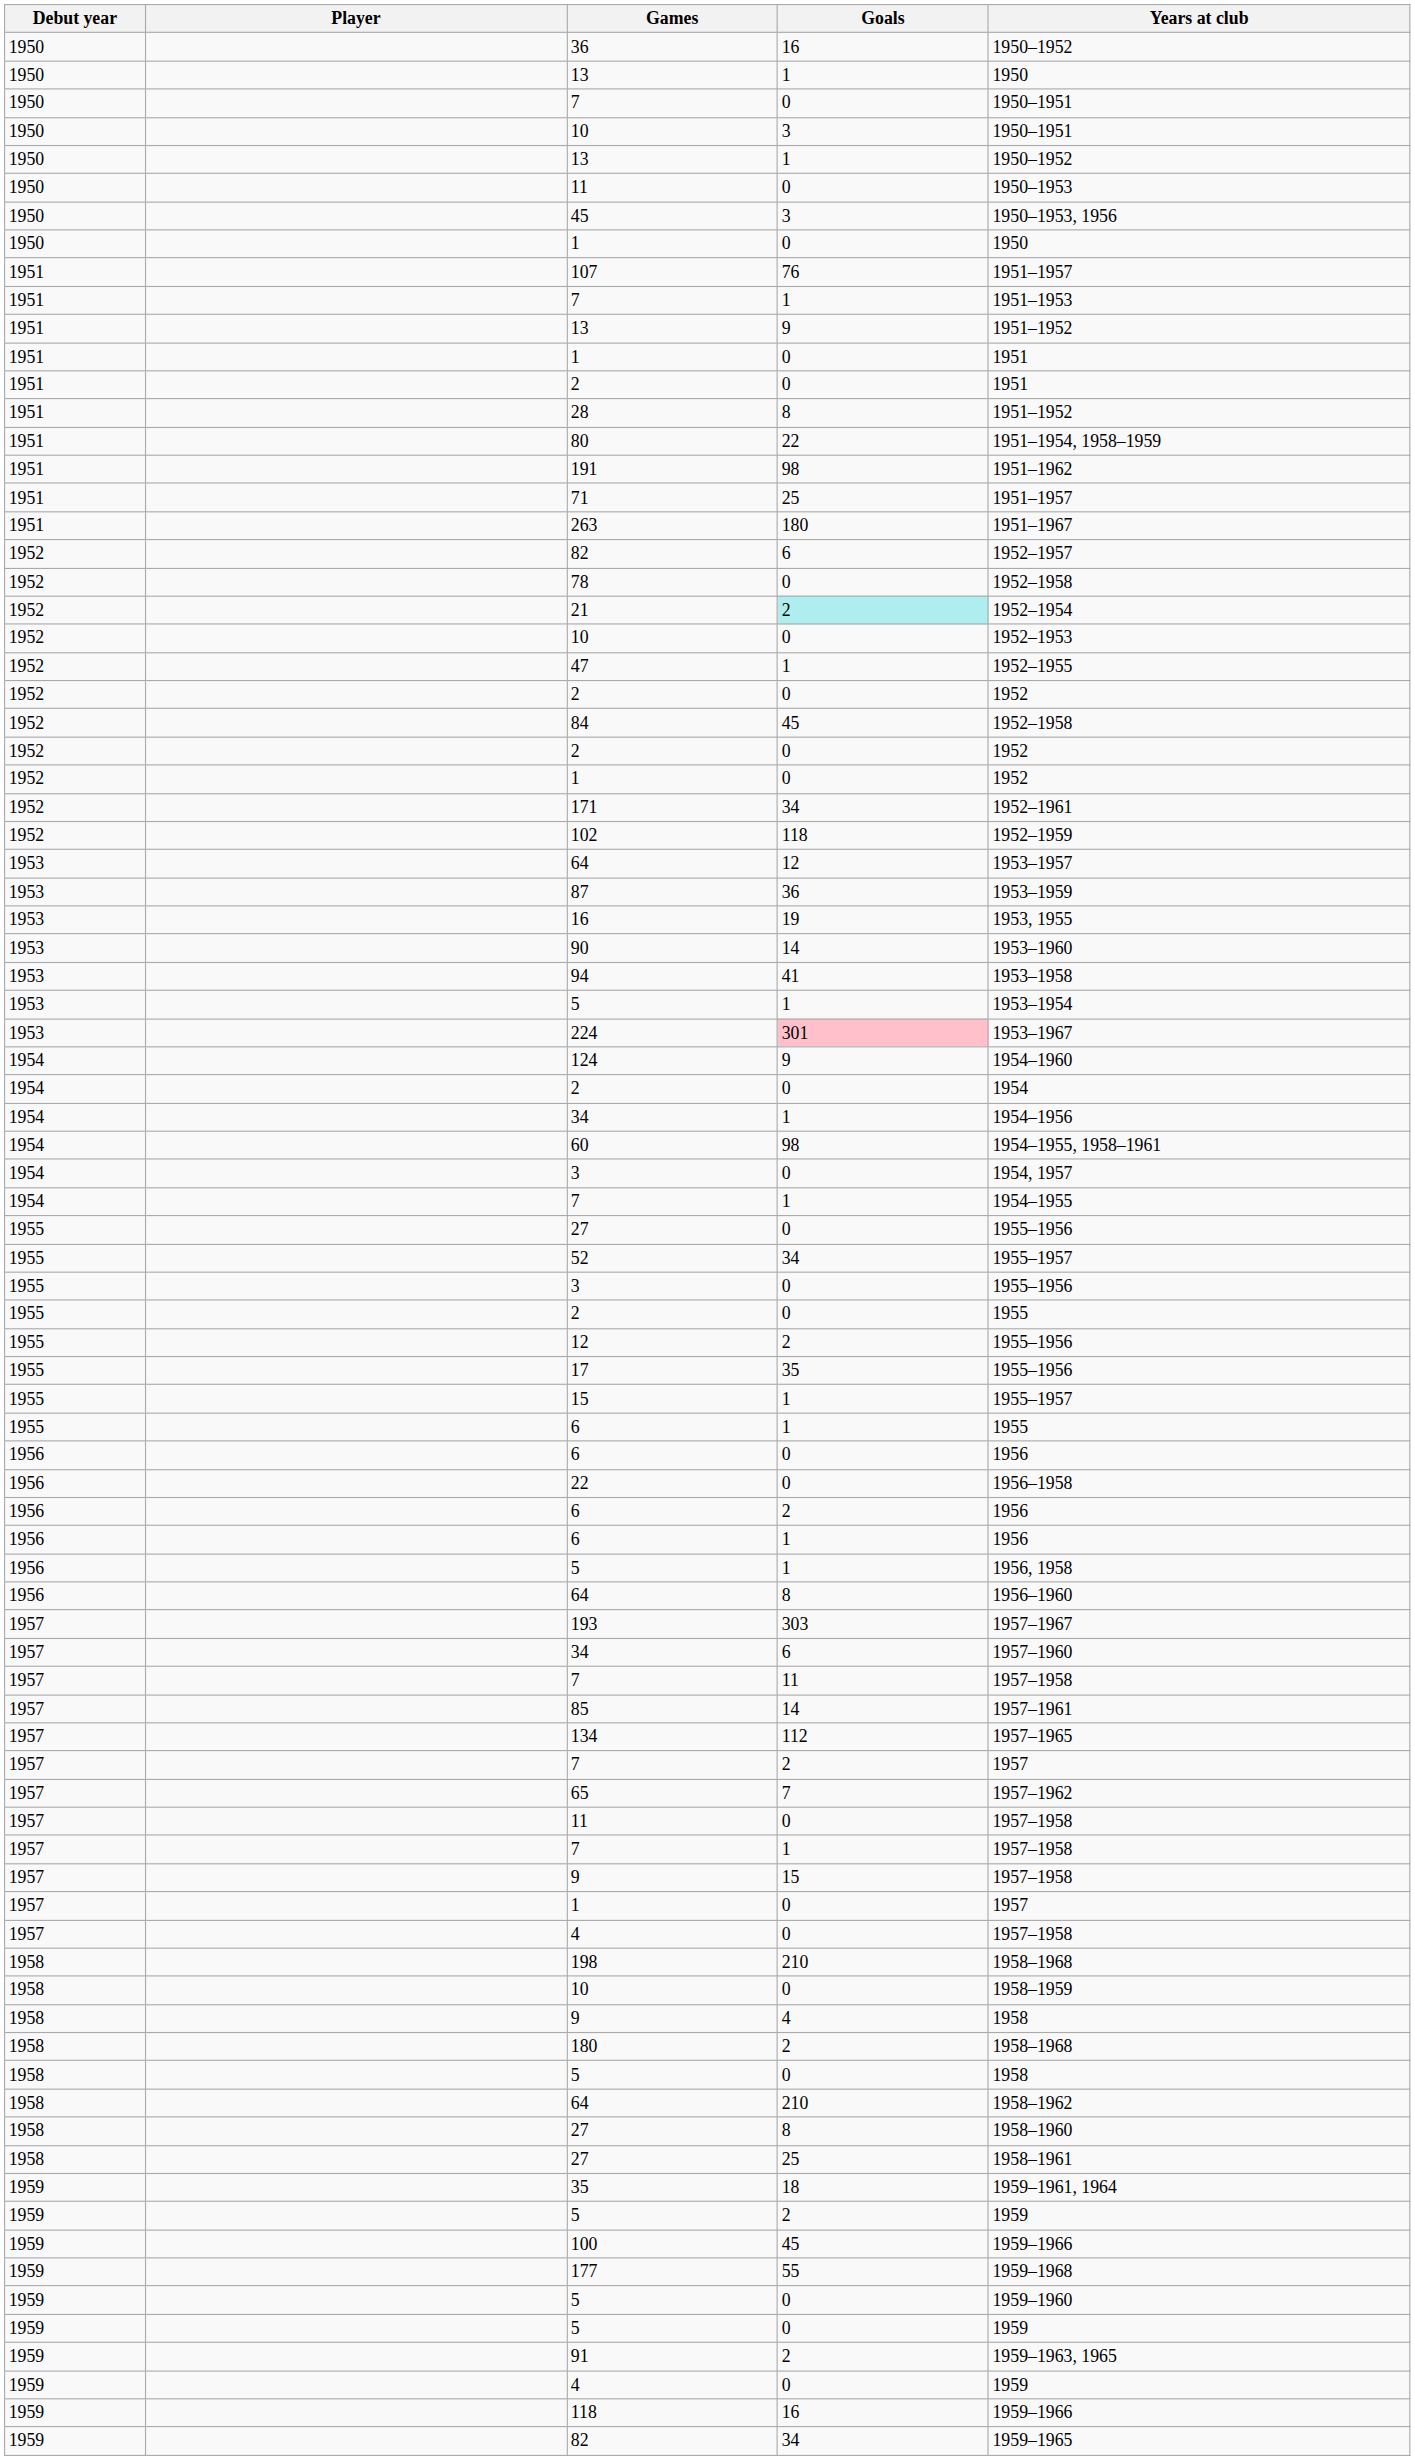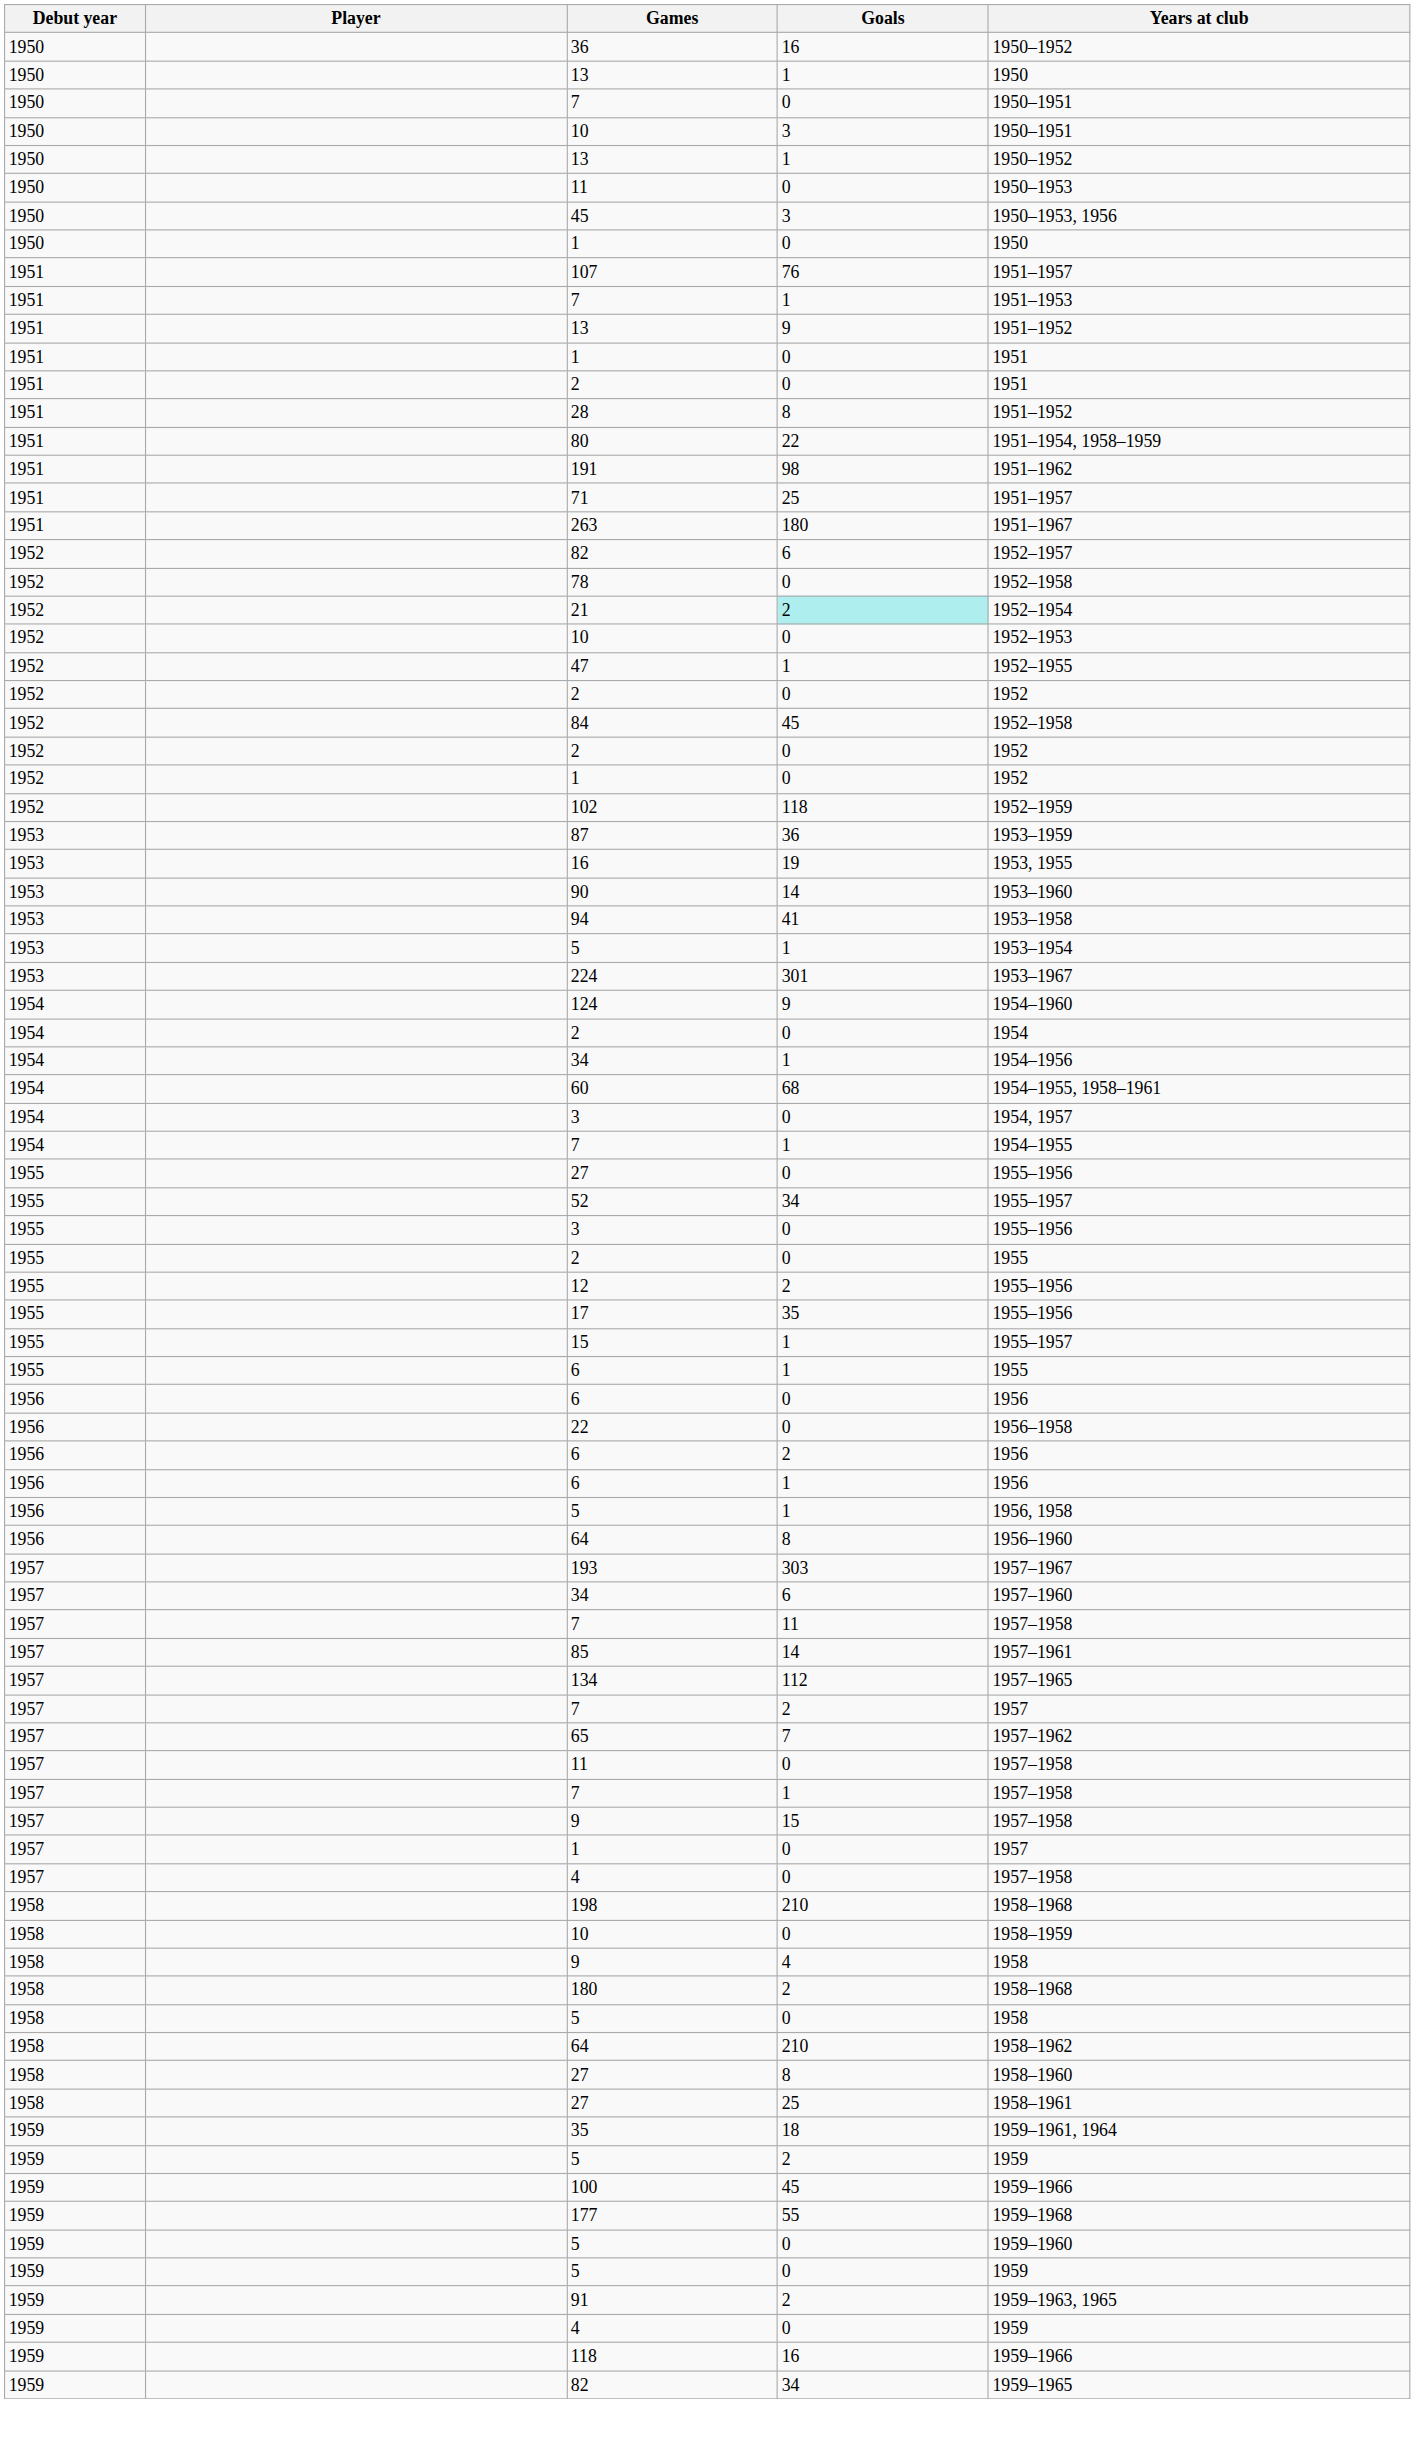- row: (26, 807)
- row: (26, 863)
(795, 1032) pink background -> (795, 976) no background
(791, 1145) 98 -> (791, 1088) 68
